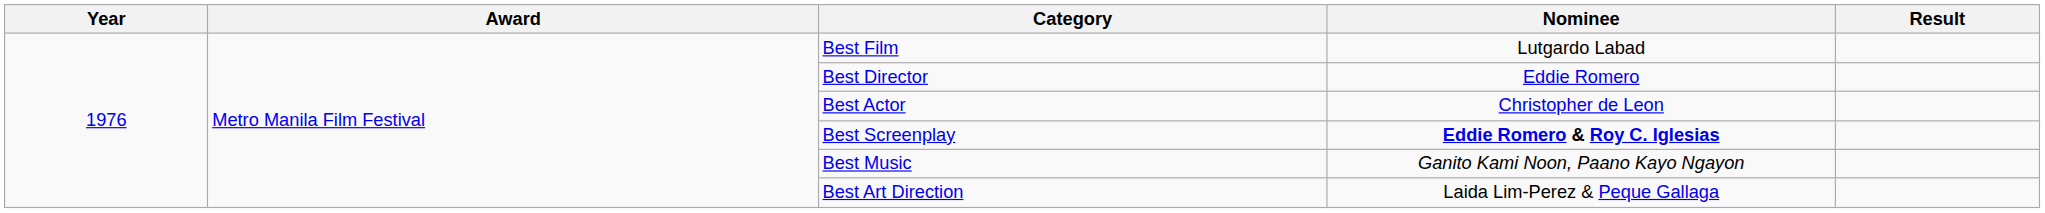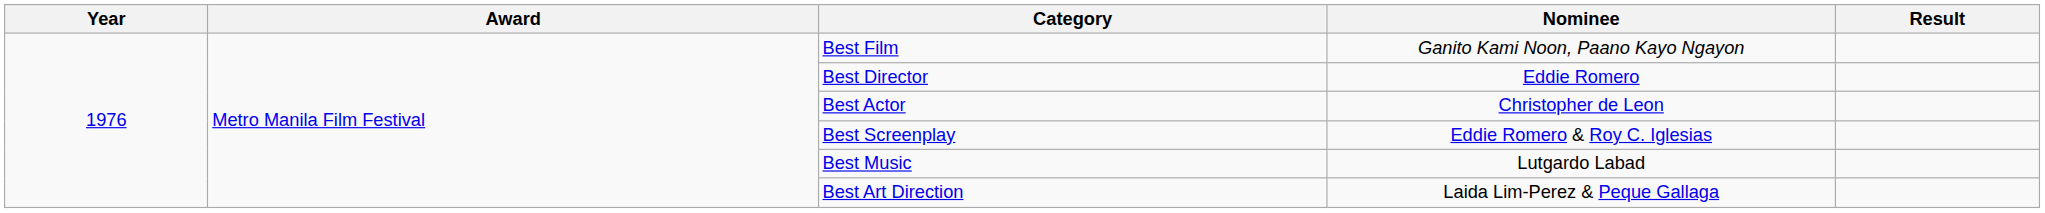(1581, 47) Lutgardo Labad -> (1581, 47) Ganito Kami Noon, Paano Kayo Ngayon
(1581, 134) bold -> (1581, 134) normal
(1581, 163) Ganito Kami Noon, Paano Kayo Ngayon -> (1581, 163) Lutgardo Labad
